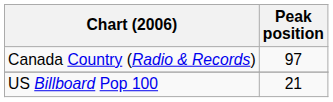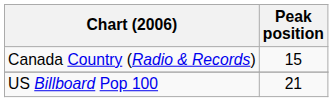(293, 59) 97 -> (293, 59) 15
